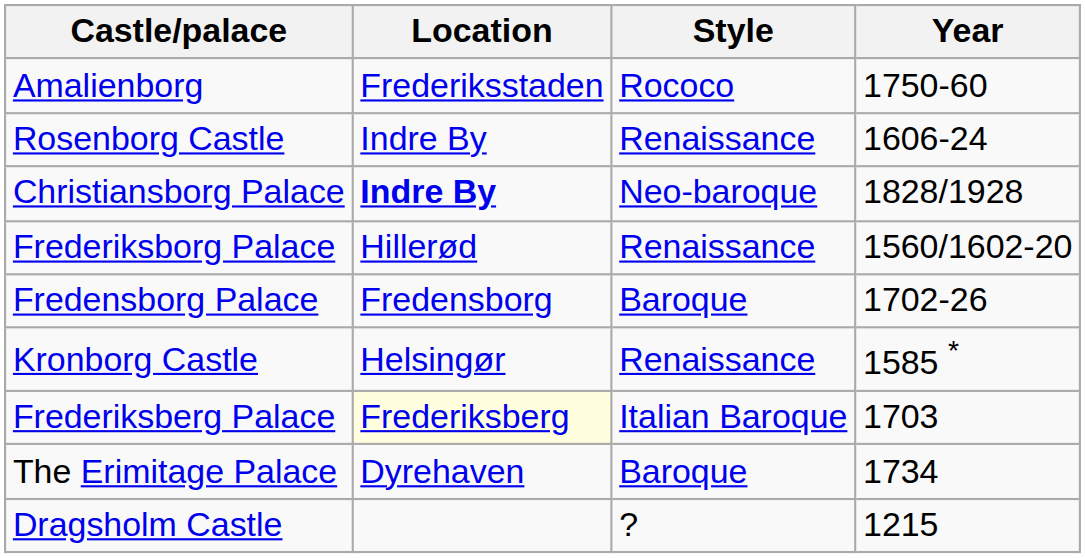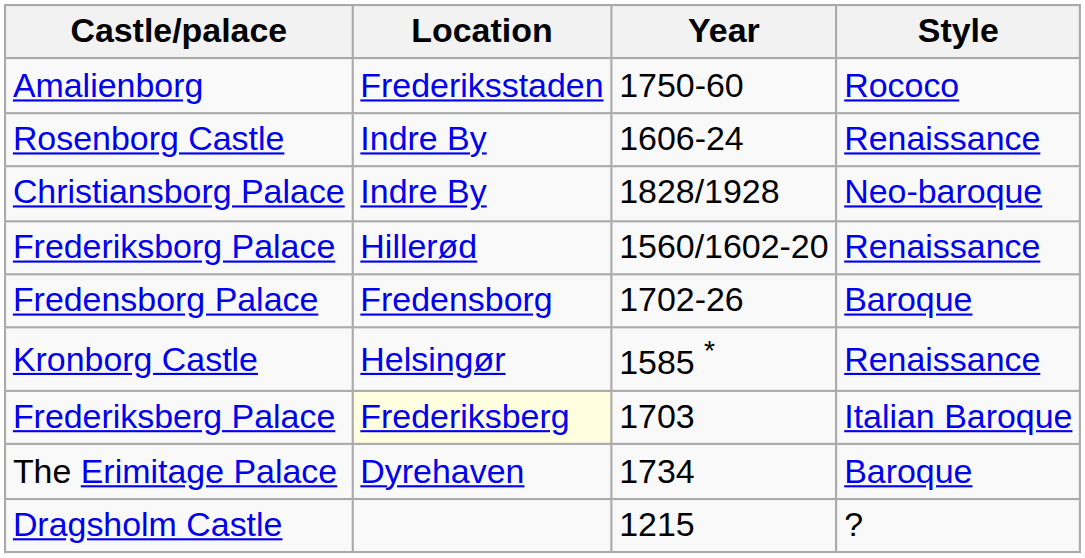columns swapped: (968, 31) <-> (733, 31)
(428, 192) bold -> (424, 192) normal
